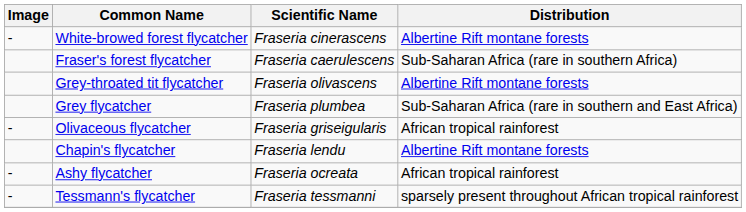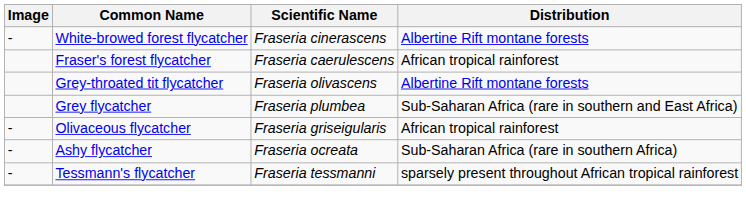(539, 60) Sub-Saharan Africa (rare in southern Africa) -> (480, 60) African tropical rainforest
- row: (115, 151)
(480, 173) African tropical rainforest -> (539, 151) Sub-Saharan Africa (rare in southern Africa)
